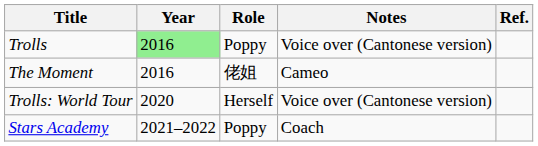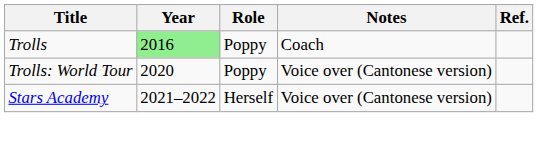(386, 44) Voice over (Cantonese version) -> (302, 44) Coach
- row: (51, 72)
(248, 100) Herself -> (245, 71) Poppy
(245, 127) Poppy -> (248, 97) Herself
(302, 127) Coach -> (386, 97) Voice over (Cantonese version)
